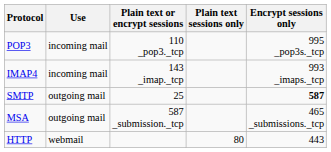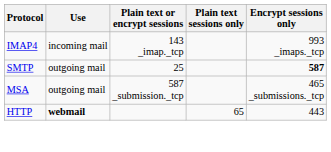- row: (19, 46)
(66, 139) normal -> (67, 112) bold
(239, 139) 80 -> (239, 112) 65
